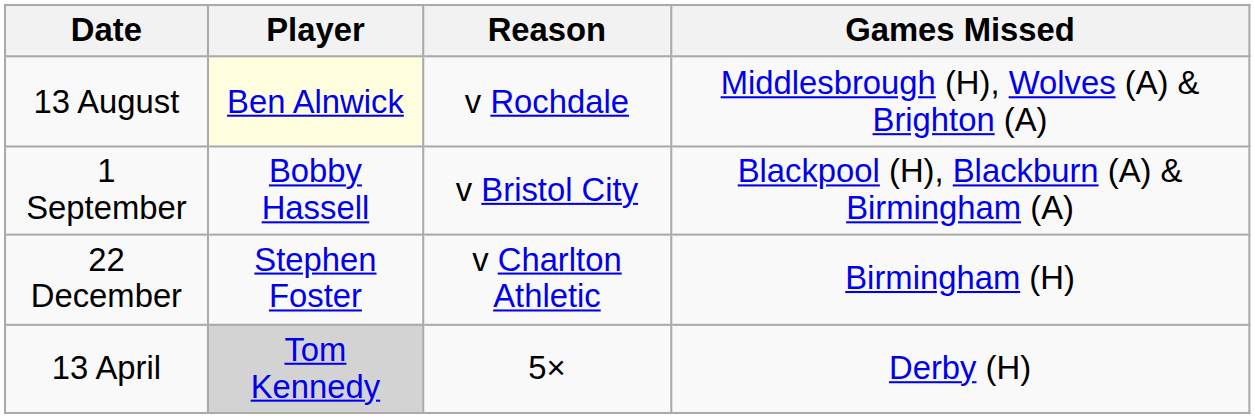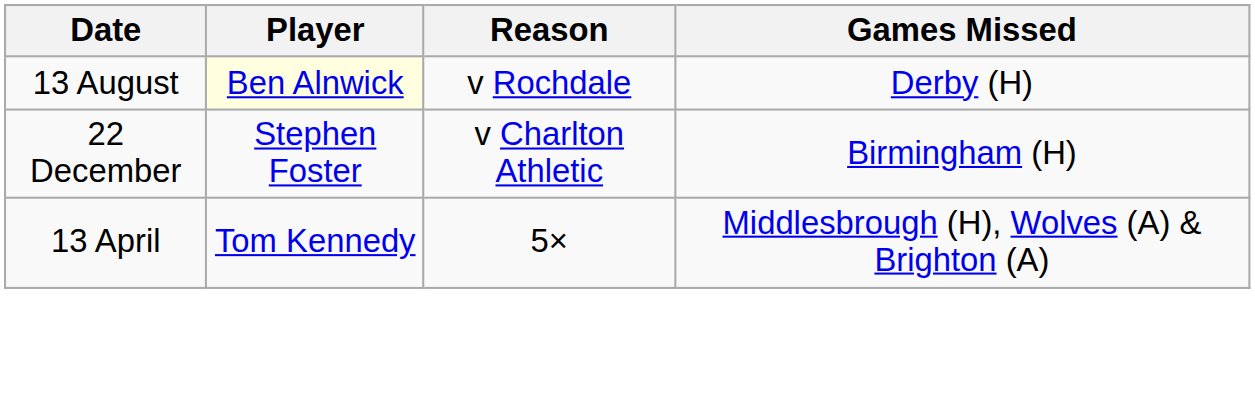(960, 100) Middlesbrough (H), Wolves (A) & Brighton (A) -> (962, 82) Derby (H)
- row: (106, 189)
(315, 367) lightgrey background -> (315, 241) no background
(960, 367) Derby (H) -> (962, 241) Middlesbrough (H), Wolves (A) & Brighton (A)
